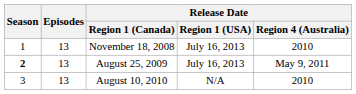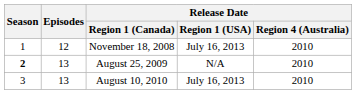(64, 47) 13 -> (64, 47) 12
(215, 64) July 16, 2013 -> (215, 64) N/A
(302, 64) May 9, 2011 -> (302, 64) 2010
(215, 81) N/A -> (215, 81) July 16, 2013
